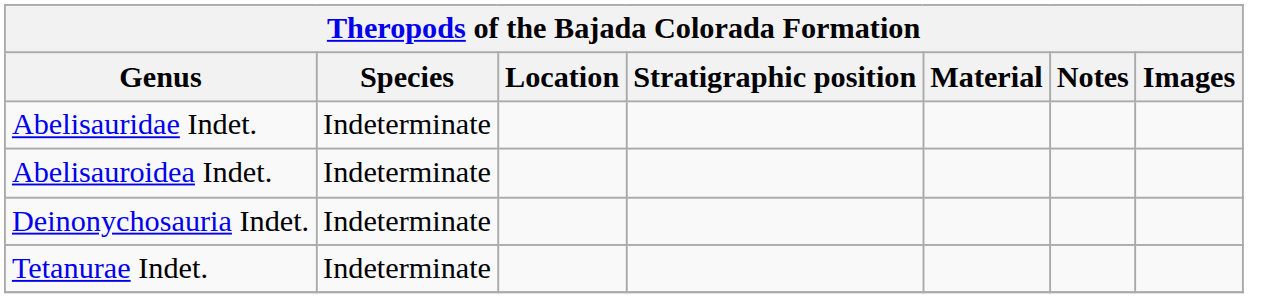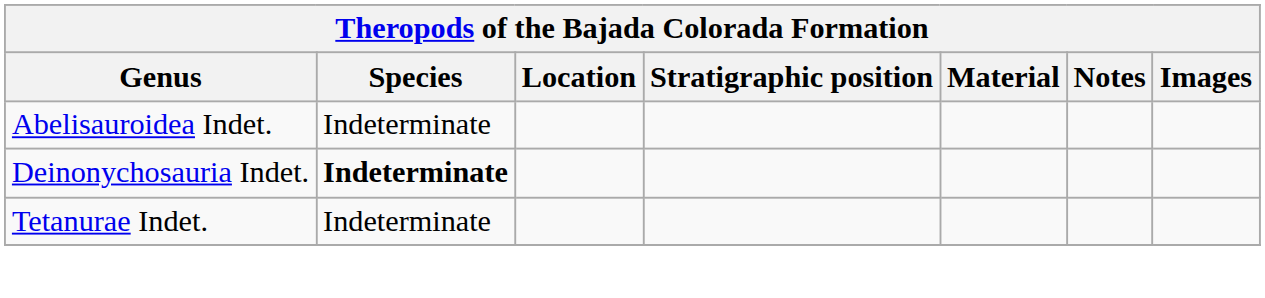- row: (135, 124)
(407, 220) normal -> (416, 172) bold
